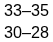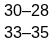rows swapped: (27, 11) <-> (27, 33)
